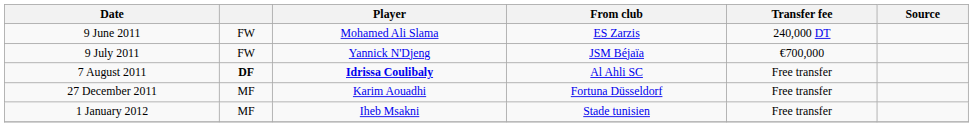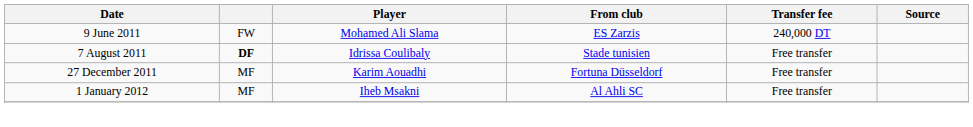- row: (112, 52)
(390, 72) bold -> (390, 52) normal
(617, 72) Al Ahli SC -> (617, 52) Stade tunisien
(617, 111) Stade tunisien -> (617, 91) Al Ahli SC
